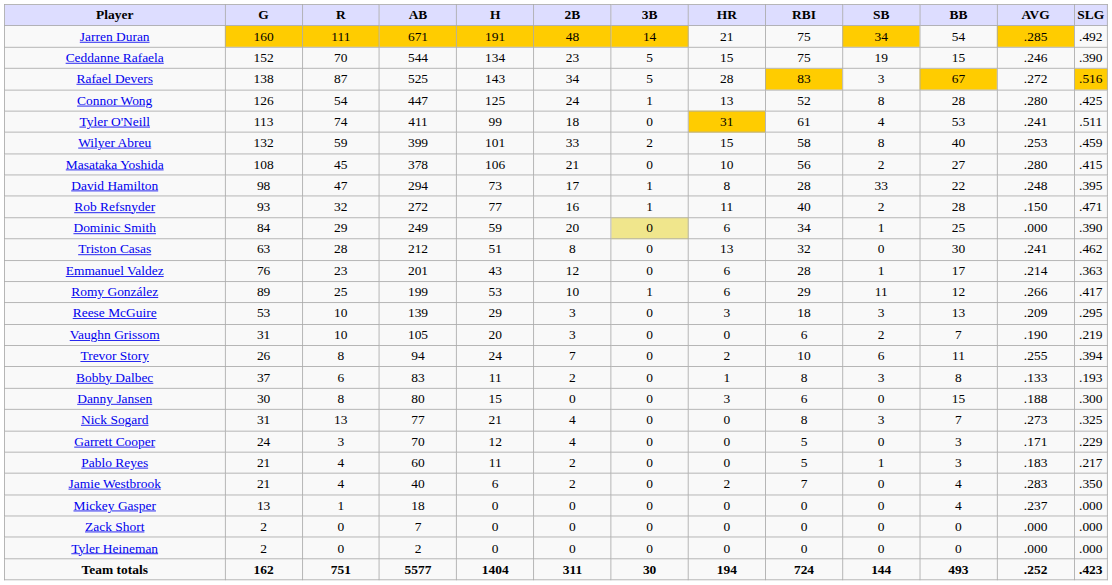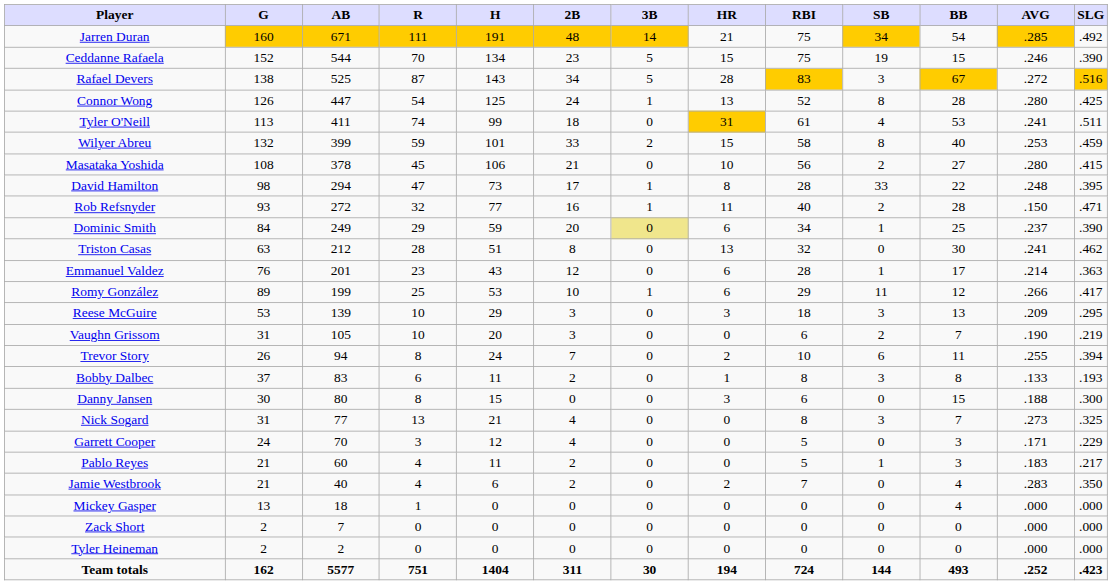columns swapped: (418, 15) <-> (341, 15)
(1036, 228) .000 -> (1036, 228) .237
(1036, 505) .237 -> (1036, 505) .000
